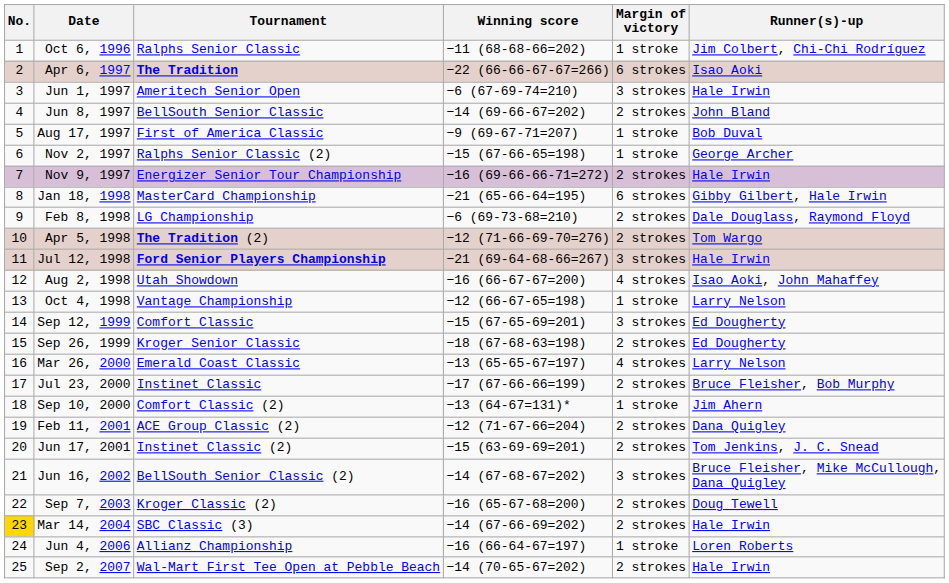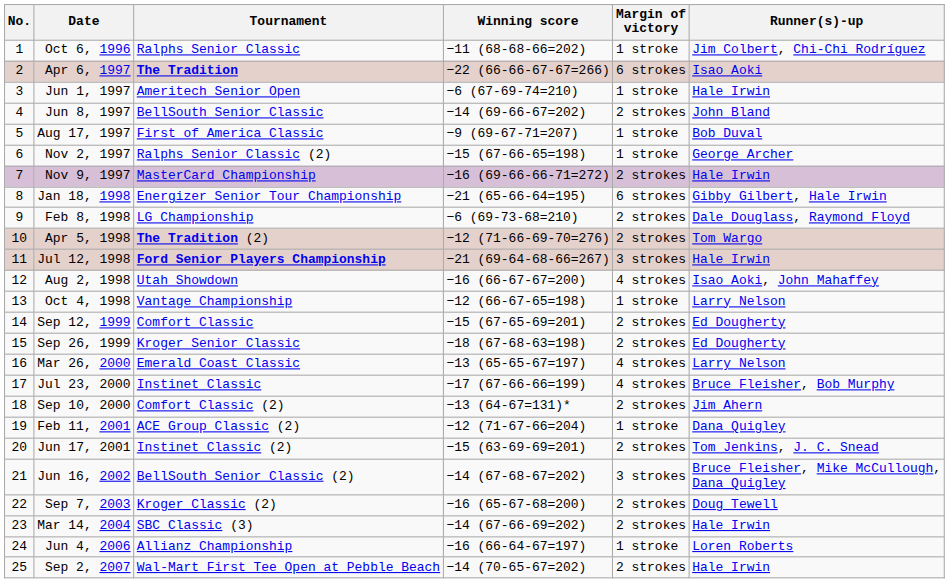(651, 93) 3 strokes -> (647, 93) 1 stroke
(269, 177) Energizer Senior Tour Championship -> (226, 177) MasterCard Championship
(226, 198) MasterCard Championship -> (269, 198) Energizer Senior Tour Championship
(651, 323) 3 strokes -> (651, 323) 2 strokes
(651, 386) 2 strokes -> (651, 386) 4 strokes
(647, 407) 1 stroke -> (651, 407) 2 strokes
(651, 428) 2 strokes -> (647, 428) 1 stroke
(19, 526) gold background -> (19, 526) no background
